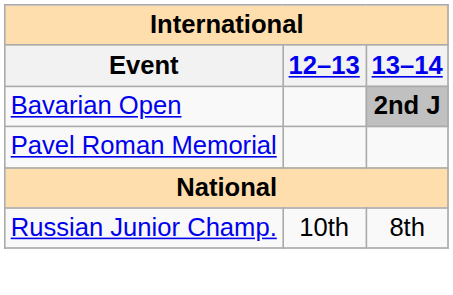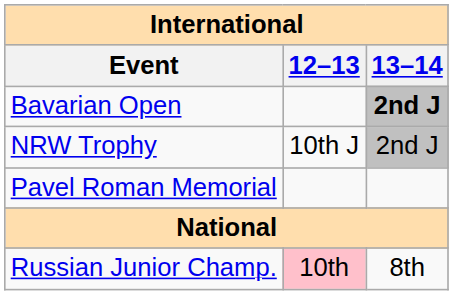+ row: (84, 146)
(324, 227) no background -> (324, 268) pink background
